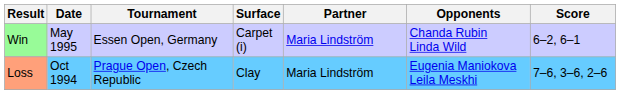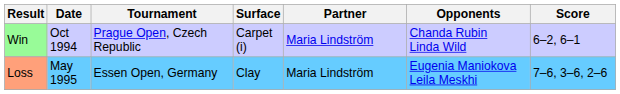(63, 40) May 1995 -> (63, 40) Oct 1994
(155, 40) Essen Open, Germany -> (150, 40) Prague Open, Czech Republic
(63, 73) Oct 1994 -> (63, 73) May 1995
(150, 73) Prague Open, Czech Republic -> (155, 73) Essen Open, Germany
